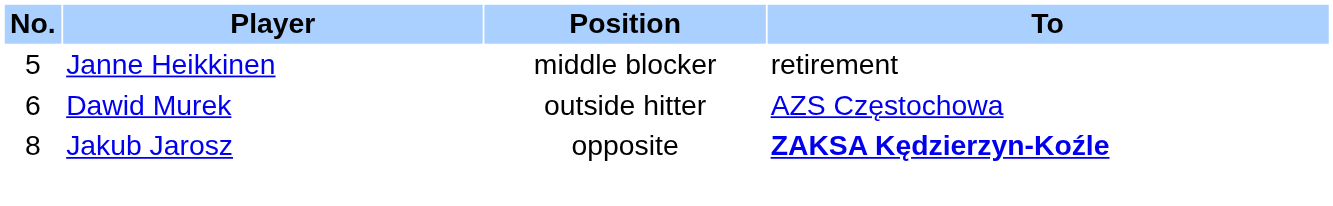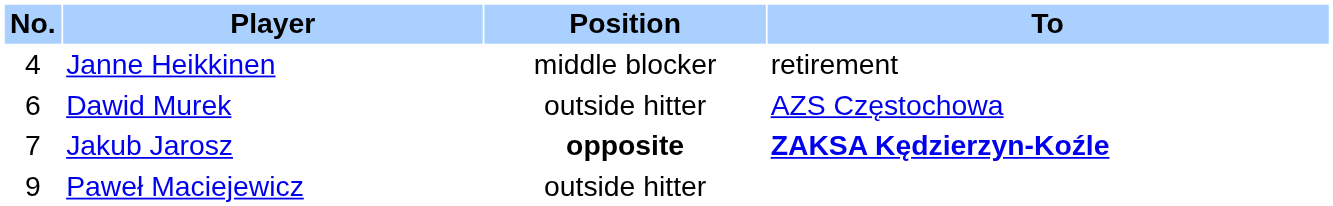(33, 64) 5 -> (33, 64) 4
(33, 145) 8 -> (33, 145) 7
(625, 145) normal -> (625, 145) bold
+ row: (185, 186)
